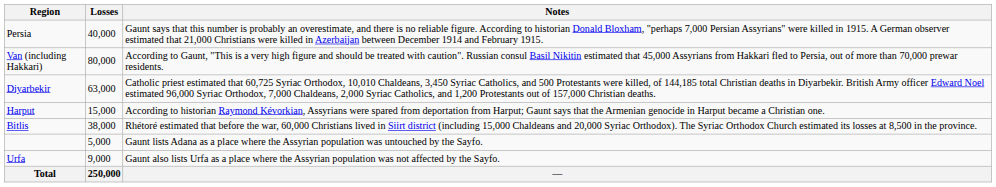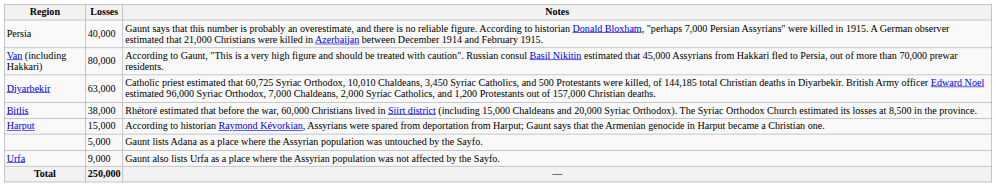rows swapped: (21, 110) <-> (18, 126)
